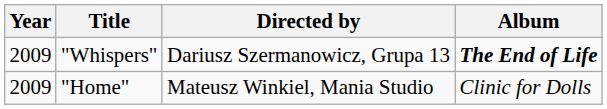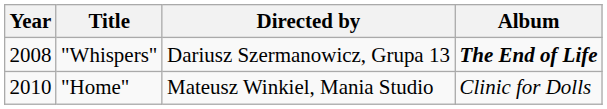(30, 54) 2009 -> (30, 54) 2008
(30, 87) 2009 -> (30, 87) 2010
